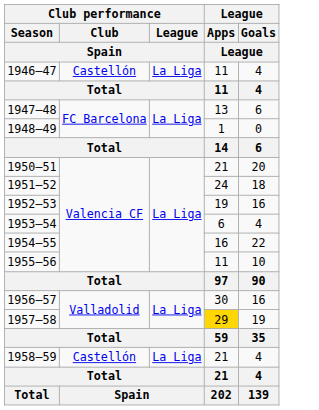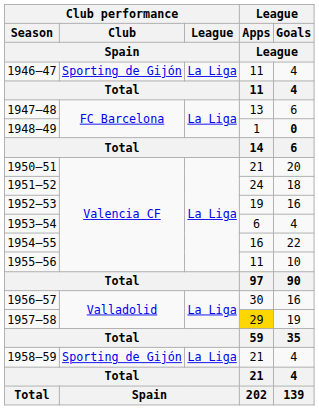(104, 71) Castellón -> (122, 71) Sporting de Gijón
(258, 128) normal -> (294, 128) bold
(104, 357) Castellón -> (122, 357) Sporting de Gijón
